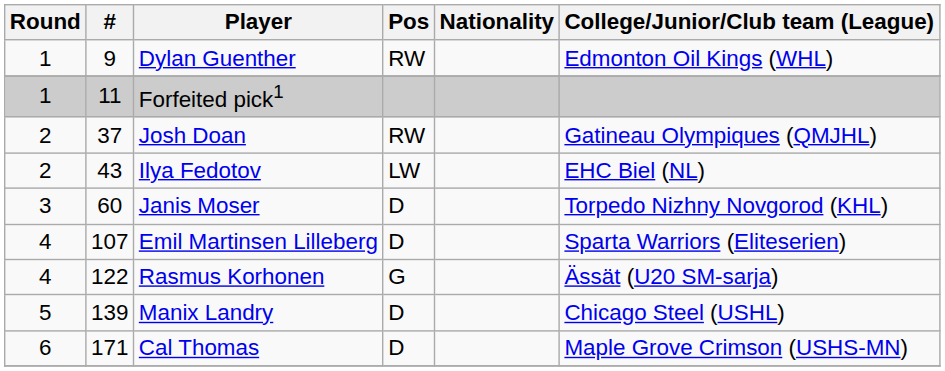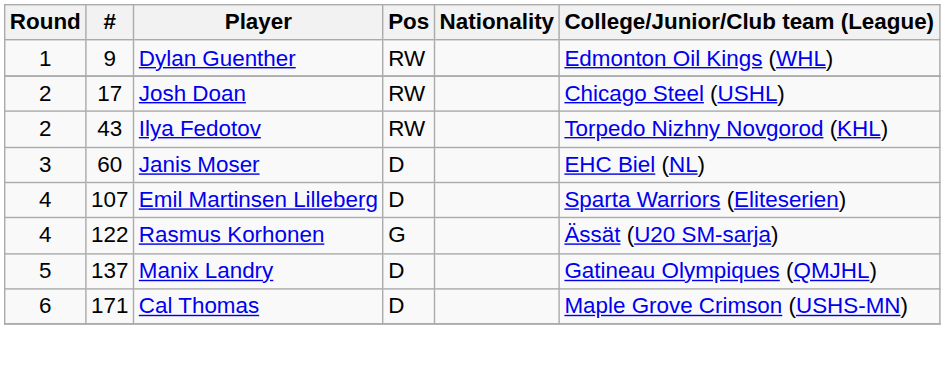- row: (211, 96)
(110, 134) 37 -> (110, 93) 17
(721, 134) Gatineau Olympiques (QMJHL) -> (675, 93) Chicago Steel (USHL)
(404, 170) LW -> (407, 128) RW
(635, 170) EHC Biel (NL) -> (726, 128) Torpedo Nizhny Novgorod (KHL)
(726, 205) Torpedo Nizhny Novgorod (KHL) -> (635, 164) EHC Biel (NL)
(110, 312) 139 -> (110, 270) 137
(675, 312) Chicago Steel (USHL) -> (721, 270) Gatineau Olympiques (QMJHL)
